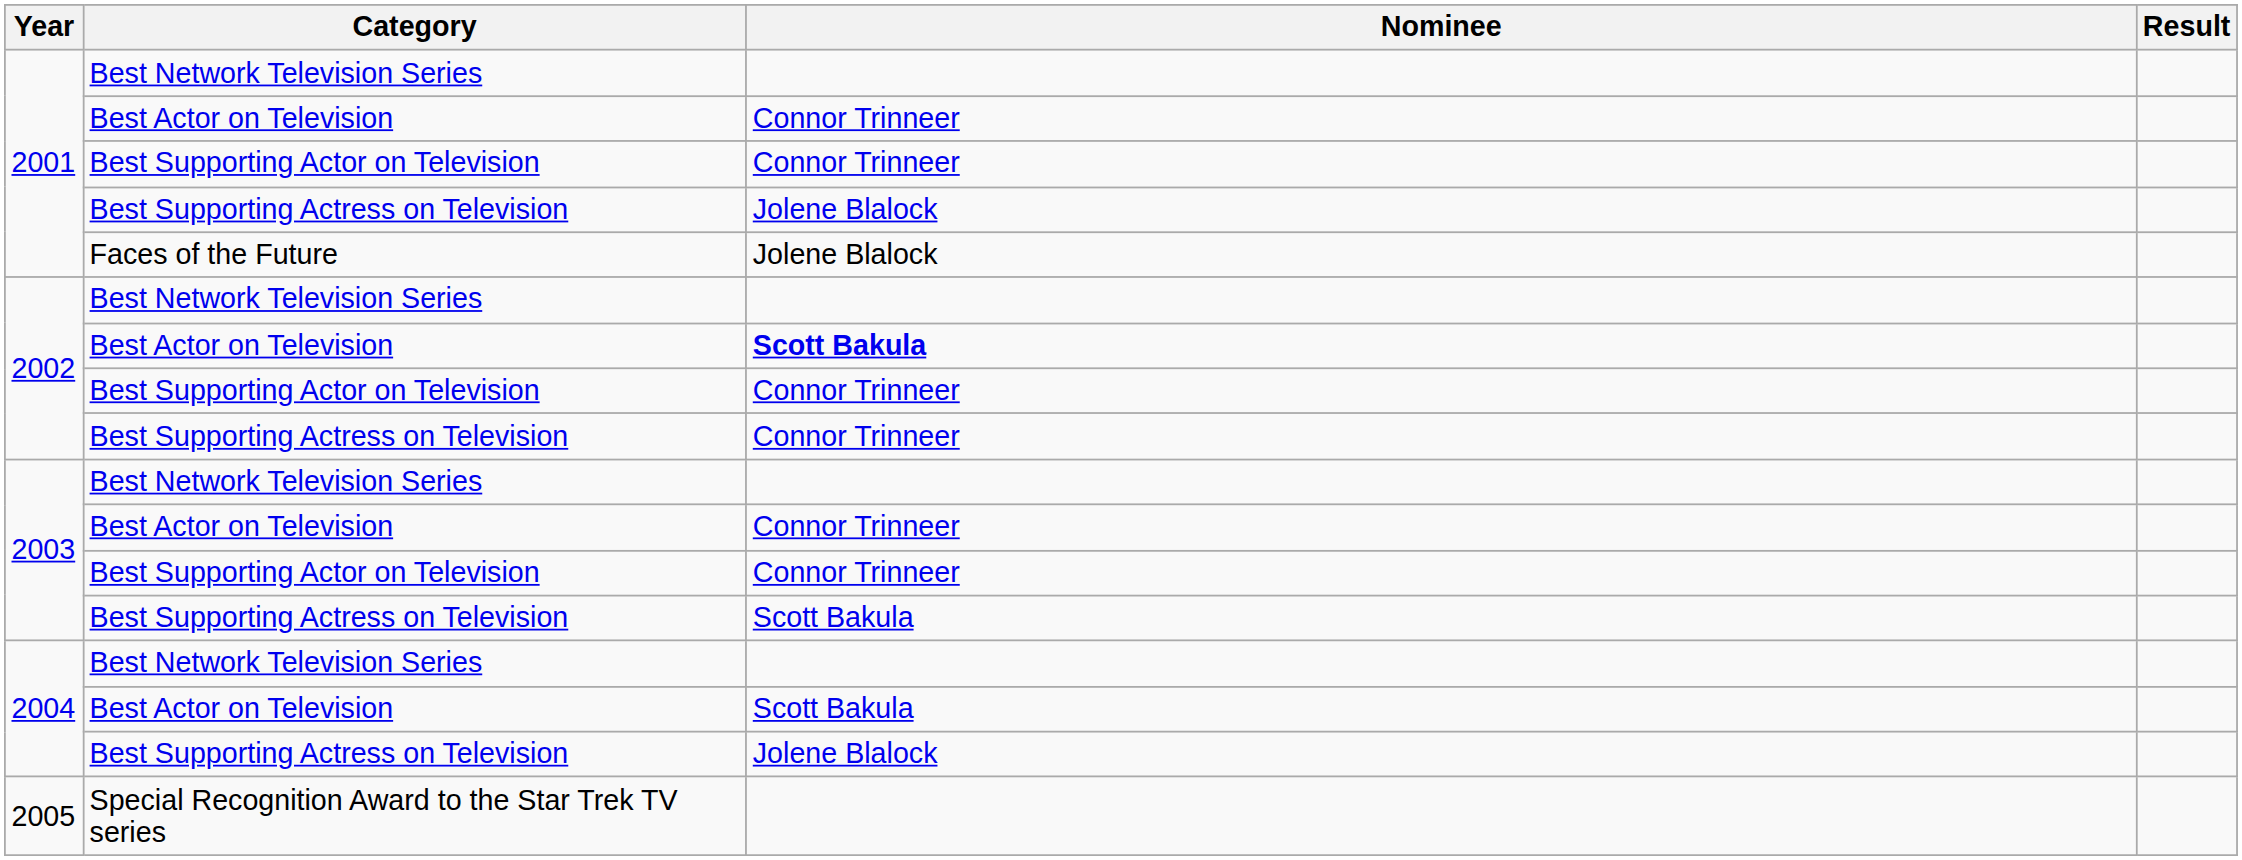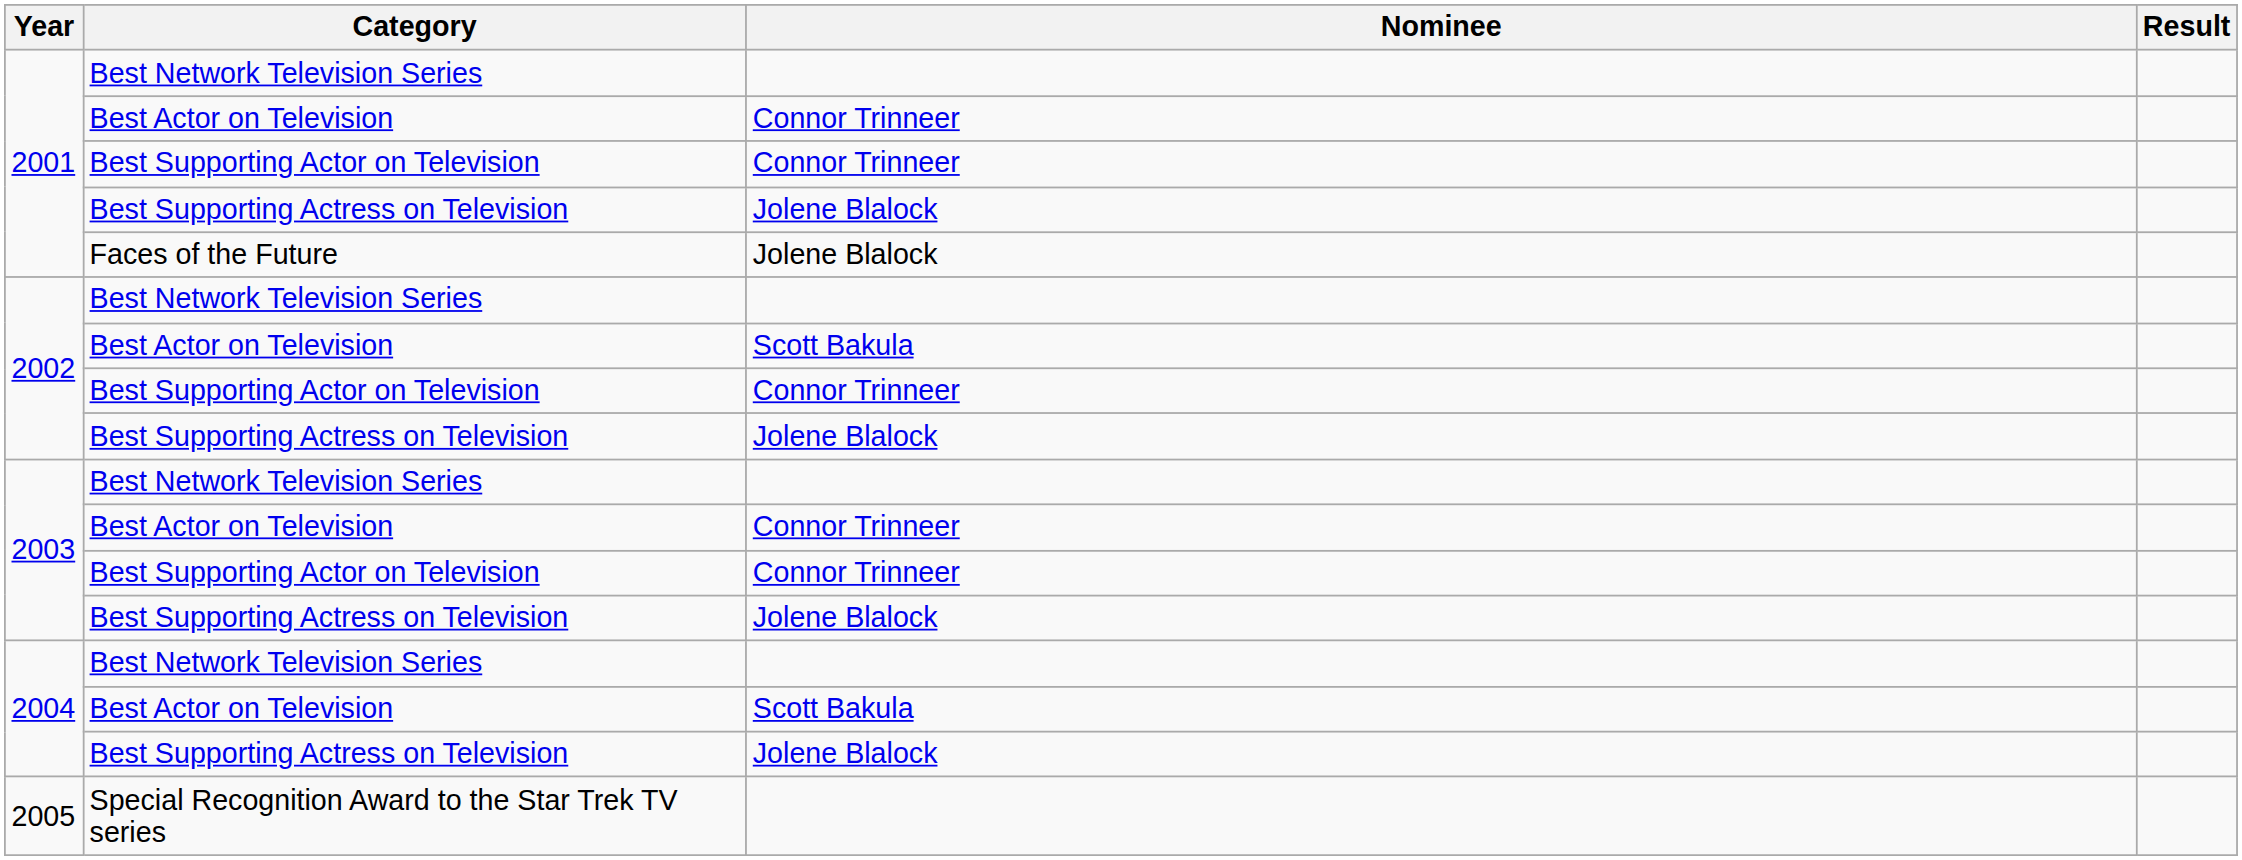(840, 345) bold -> (833, 345) normal
(856, 436) Connor Trinneer -> (845, 436) Jolene Blalock
(833, 617) Scott Bakula -> (845, 617) Jolene Blalock
